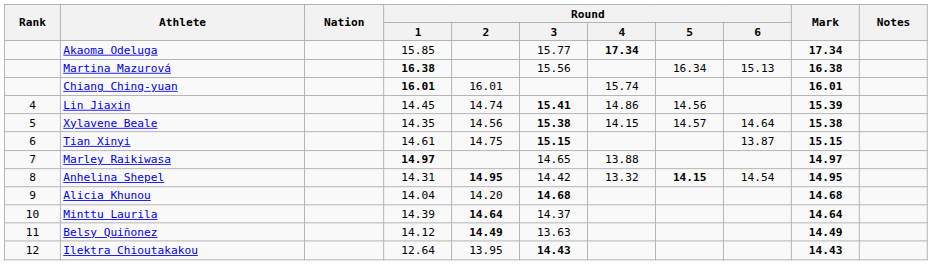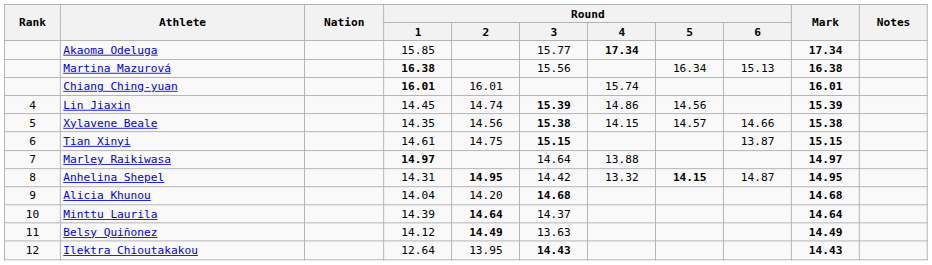(554, 105) 15.41 -> (554, 105) 15.39
(758, 123) 14.64 -> (758, 123) 14.66
(554, 159) 14.65 -> (554, 159) 14.64
(758, 178) 14.54 -> (758, 178) 14.87
